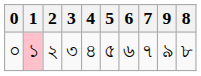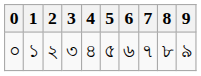columns swapped: (186, 18) <-> (167, 18)
(33, 50) pink background -> (33, 50) no background
